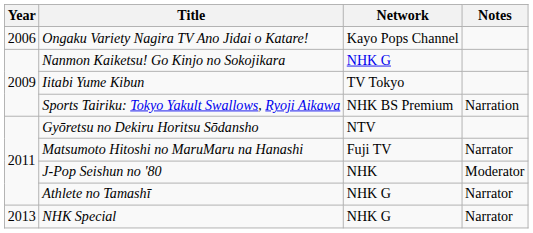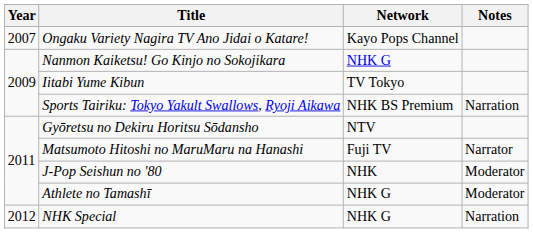(22, 37) 2006 -> (22, 37) 2007
(489, 194) Narrator -> (495, 194) Moderator
(22, 216) 2013 -> (22, 216) 2012
(489, 216) Narrator -> (492, 216) Narration
